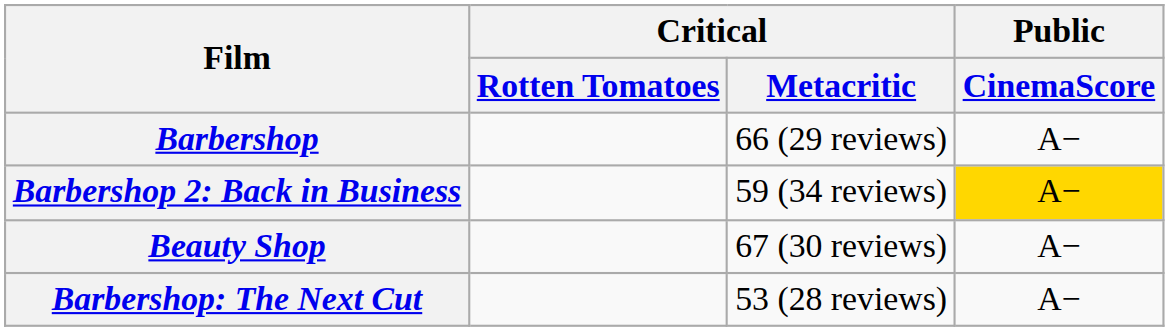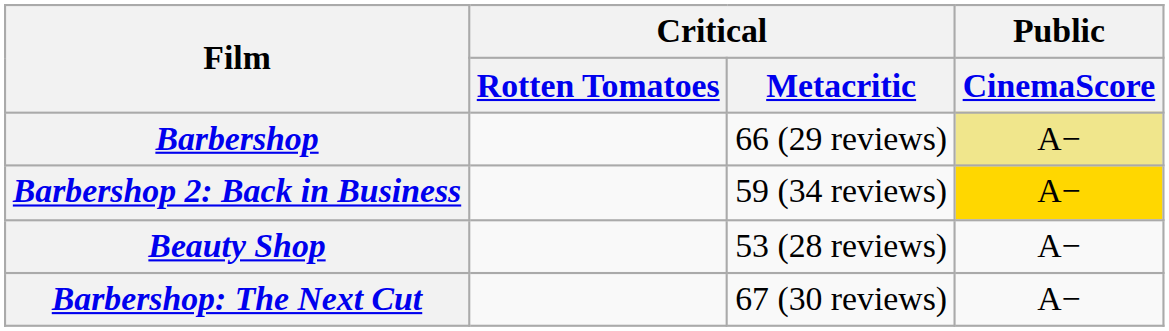(1059, 138) no background -> (1059, 138) khaki background
(841, 245) 67 (30 reviews) -> (841, 245) 53 (28 reviews)
(841, 298) 53 (28 reviews) -> (841, 298) 67 (30 reviews)
